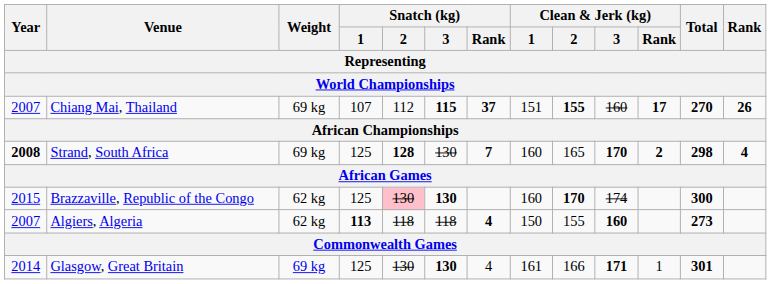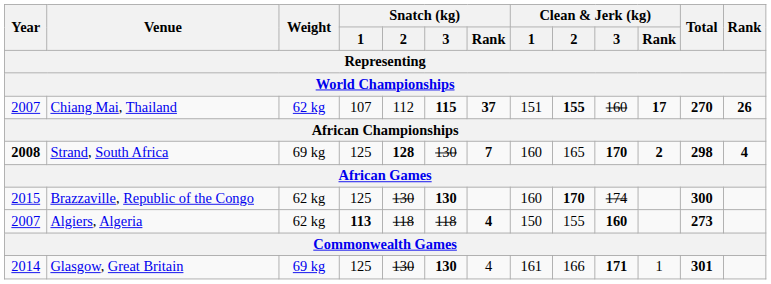(309, 107) 69 kg -> (309, 107) 62 kg
(403, 198) pink background -> (403, 198) no background
